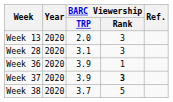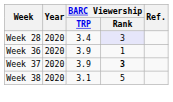- row: (24, 38)
(84, 51) 3.1 -> (84, 38) 3.4
(122, 51) no background -> (122, 38) lavender background
(84, 91) 3.7 -> (84, 78) 3.1
